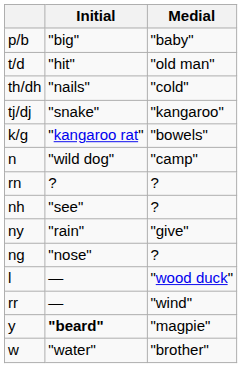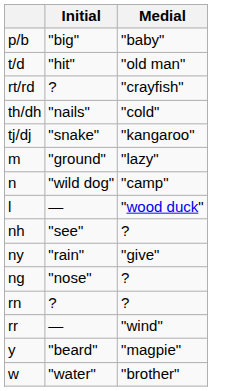+ row: (21, 87)
- row: (18, 135)
+ row: (14, 159)
rows swapped: (15, 183) <-> (10, 278)
(76, 326) bold -> (73, 350) normal
